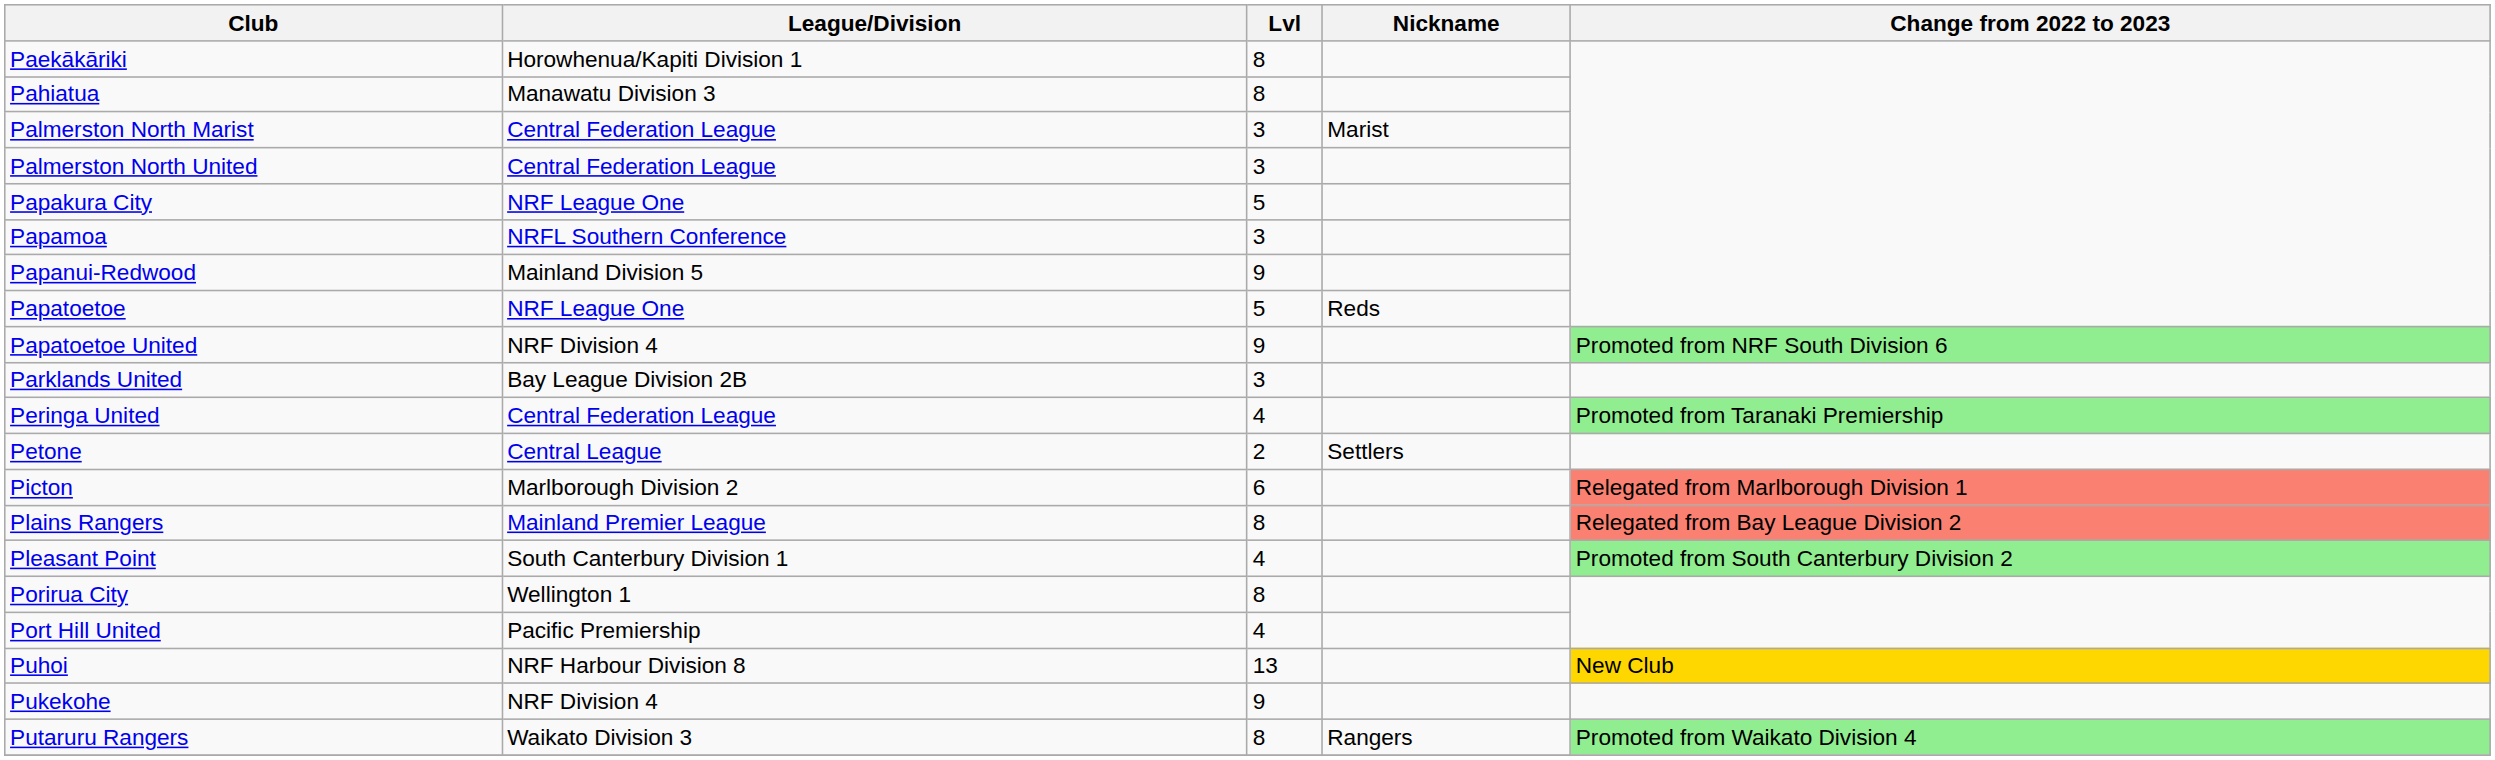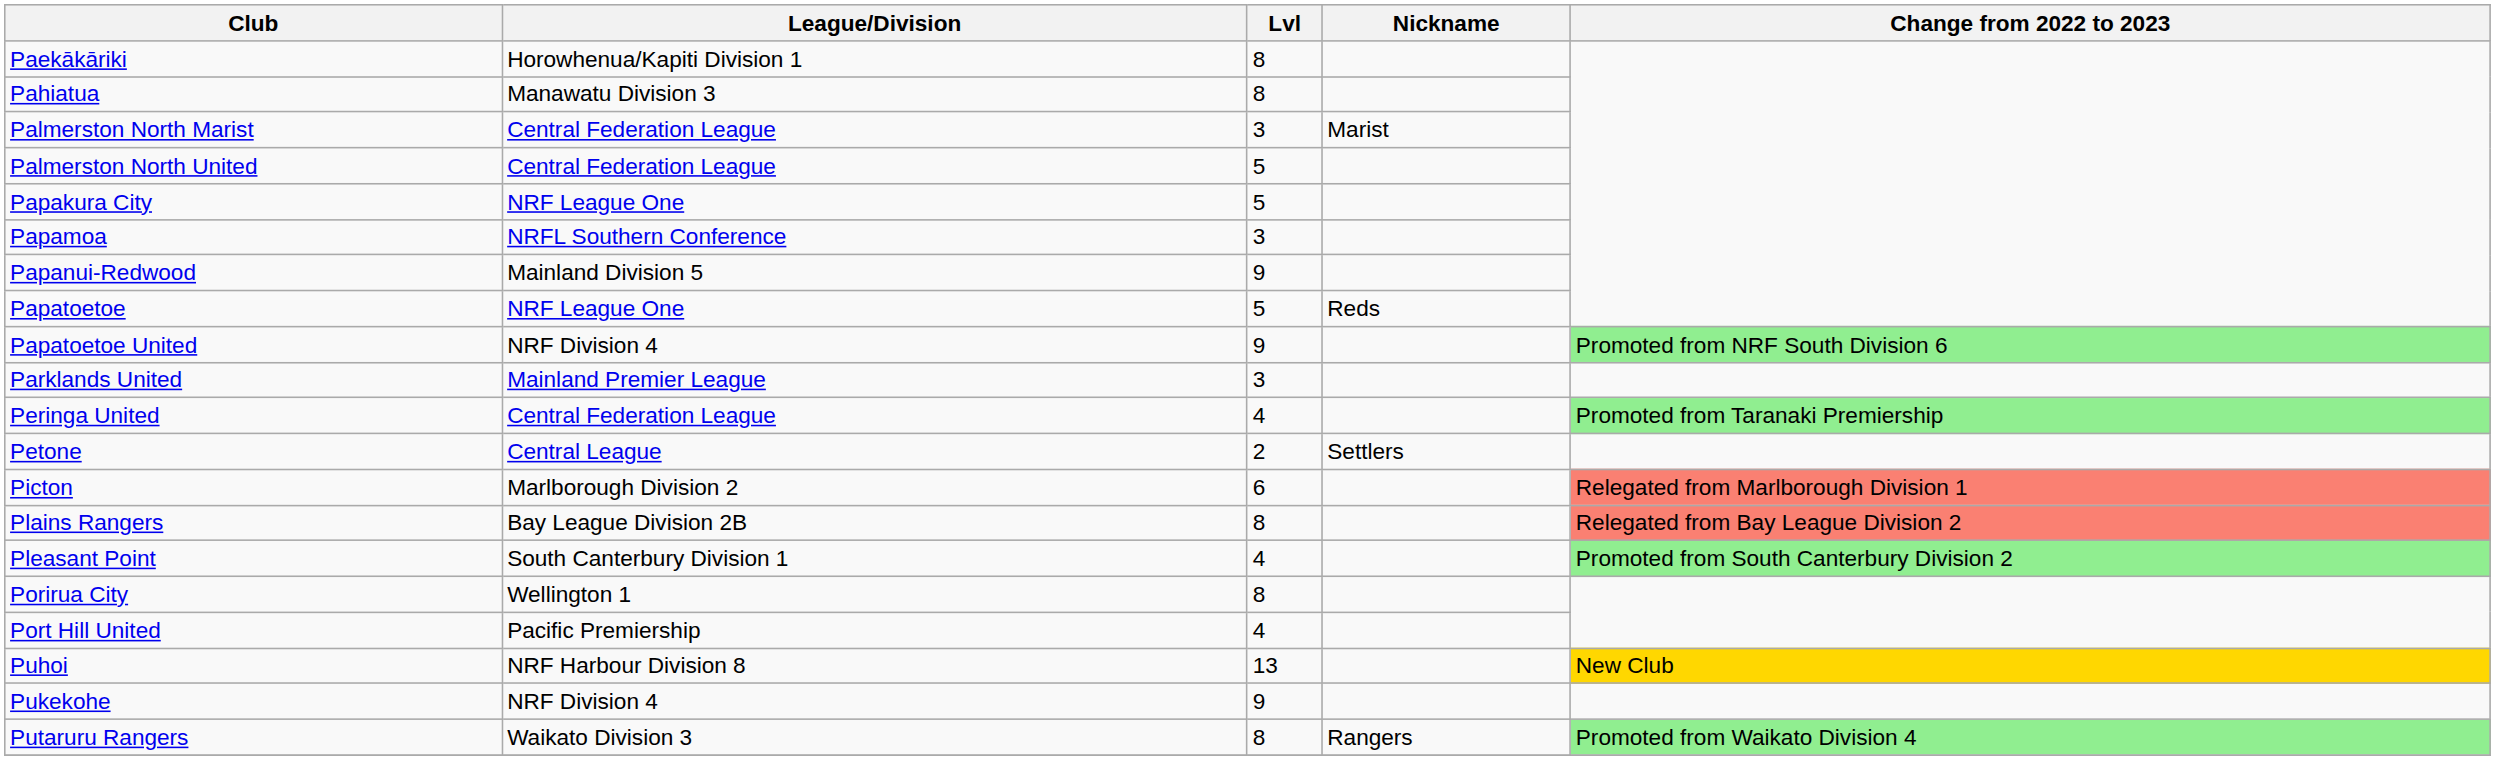(1259, 166) 3 -> (1259, 166) 5
(627, 380) Bay League Division 2B -> (637, 380) Mainland Premier League
(637, 523) Mainland Premier League -> (627, 523) Bay League Division 2B
